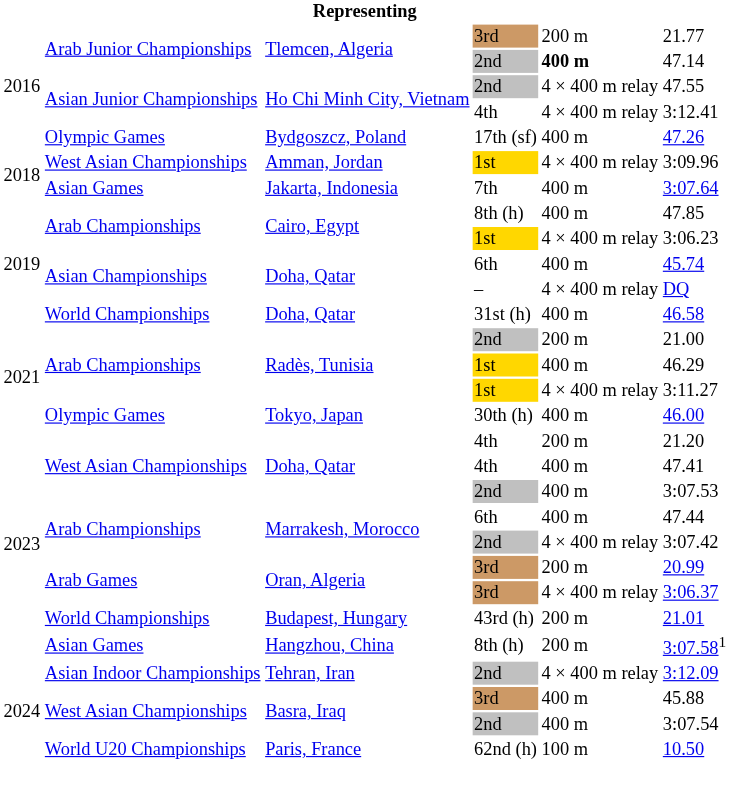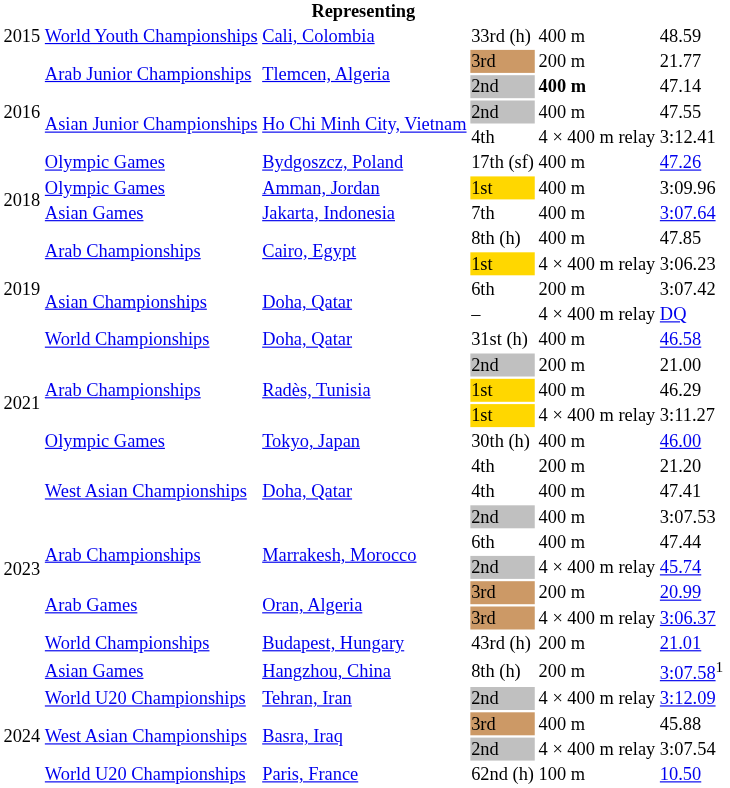+ row: (318, 36)
(600, 86) 4 × 400 m relay -> (562, 111) 400 m
(146, 162) West Asian Championships -> (105, 187) Olympic Games
(600, 162) 4 × 400 m relay -> (562, 187) 400 m
(565, 263) 400 m -> (562, 289) 200 m
(684, 263) 45.74 -> (688, 289) 3:07.42
(691, 542) 3:07.42 -> (681, 567) 45.74
(153, 673) Asian Indoor Championships -> (145, 698) World U20 Championships
(565, 724) 400 m -> (597, 749) 4 × 400 m relay
